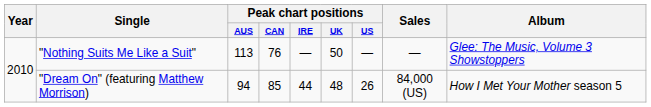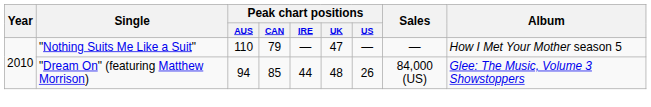(244, 53) 113 -> (244, 47) 110
(274, 53) 76 -> (274, 47) 79
(336, 53) 50 -> (336, 47) 47
(521, 53) Glee: The Music, Volume 3 Showstoppers -> (536, 47) How I Met Your Mother season 5
(536, 86) How I Met Your Mother season 5 -> (521, 72) Glee: The Music, Volume 3 Showstoppers
